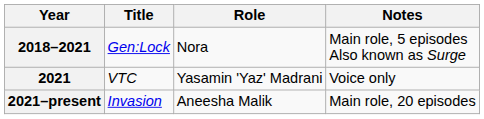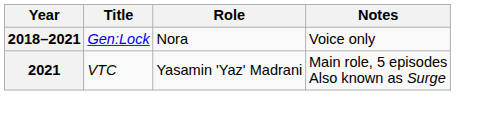(398, 47) Main role, 5 episodes Also known as Surge -> (342, 39) Voice only
(362, 78) Voice only -> (378, 70) Main role, 5 episodes Also known as Surge
- row: (54, 101)
